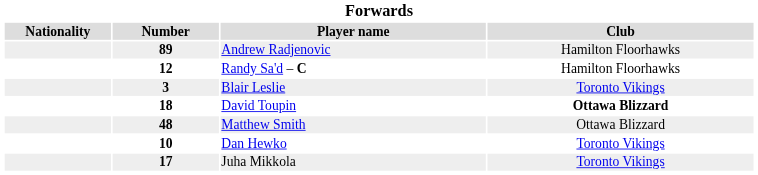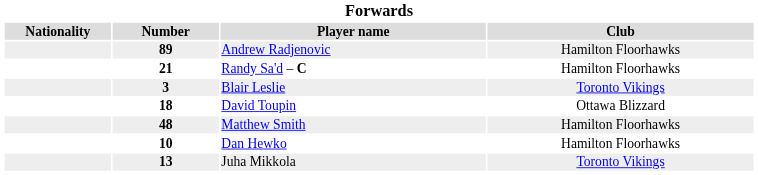(166, 68) 12 -> (166, 68) 21
(621, 106) bold -> (621, 106) normal
(621, 124) Ottawa Blizzard -> (621, 124) Hamilton Floorhawks
(621, 143) Toronto Vikings -> (621, 143) Hamilton Floorhawks
(166, 162) 17 -> (166, 162) 13
